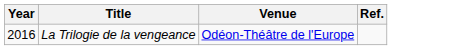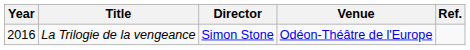+ column: (238, 14)
